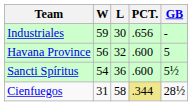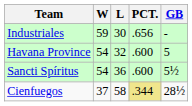(102, 52) 56 -> (102, 52) 54
(102, 91) 31 -> (102, 91) 37
